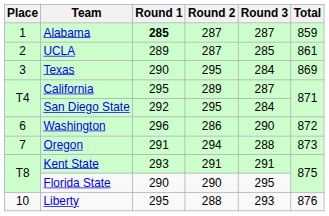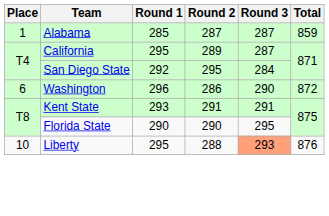(159, 32) bold -> (159, 32) normal
- row: (59, 51)
- row: (59, 70)
- row: (63, 145)
(264, 201) no background -> (264, 145) lightsalmon background
